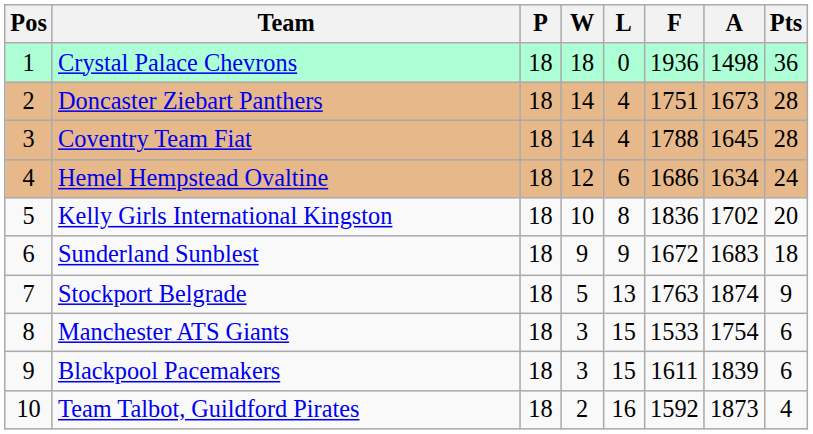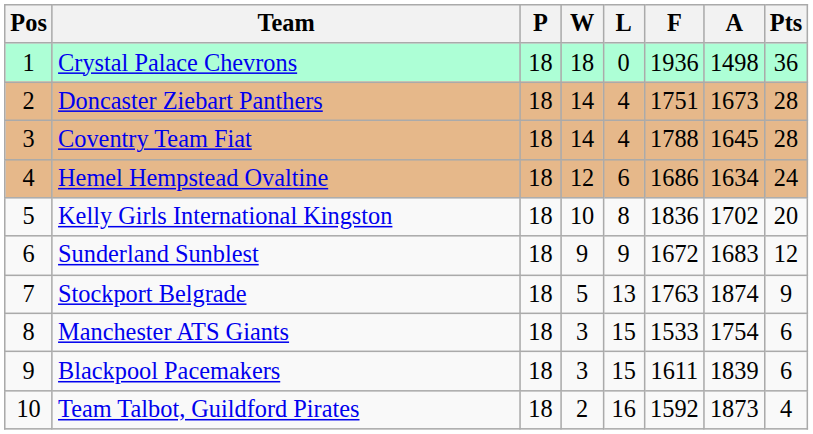(786, 255) 18 -> (786, 255) 12
